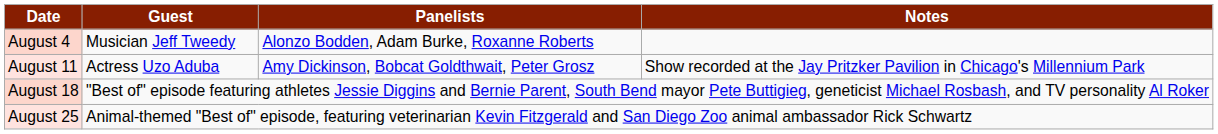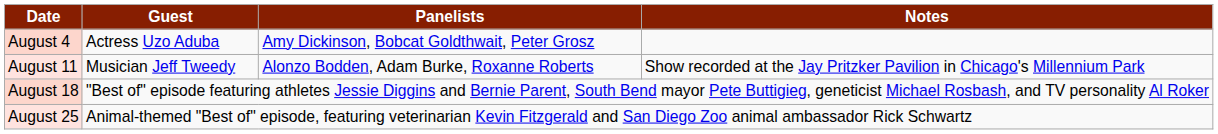(161, 41) Musician Jeff Tweedy -> (153, 41) Actress Uzo Aduba
(428, 41) Alonzo Bodden, Adam Burke, Roxanne Roberts -> (428, 41) Amy Dickinson, Bobcat Goldthwait, Peter Grosz
(153, 66) Actress Uzo Aduba -> (161, 66) Musician Jeff Tweedy
(428, 66) Amy Dickinson, Bobcat Goldthwait, Peter Grosz -> (428, 66) Alonzo Bodden, Adam Burke, Roxanne Roberts
